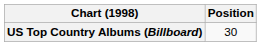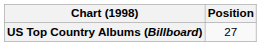(231, 32) 30 -> (231, 32) 27
